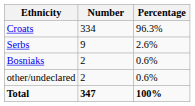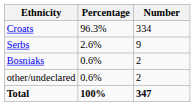columns swapped: (106, 12) <-> (162, 12)
